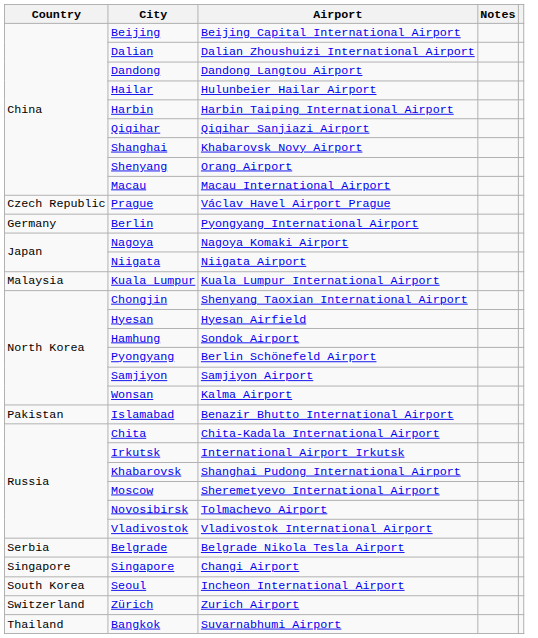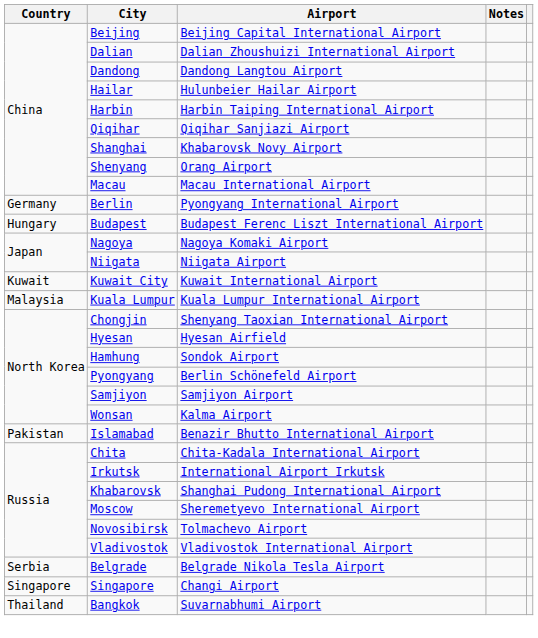- row: (132, 205)
+ row: (118, 224)
+ row: (129, 281)
- row: (129, 586)
- row: (132, 605)
